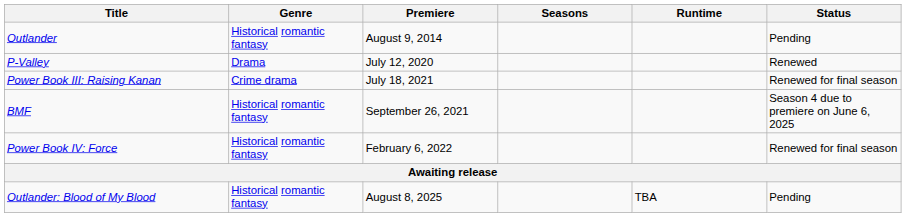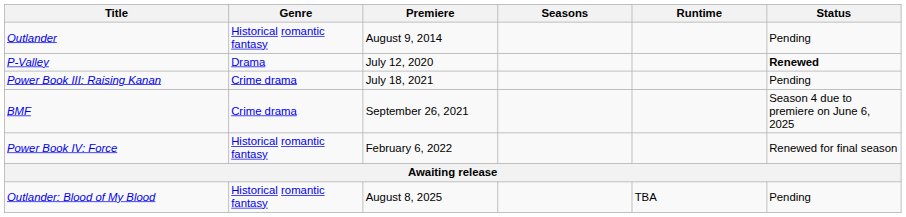(793, 62) normal -> (794, 62) bold
(833, 80) Renewed for final season -> (790, 80) Pending
(278, 111) Historical romantic fantasy -> (264, 111) Crime drama
